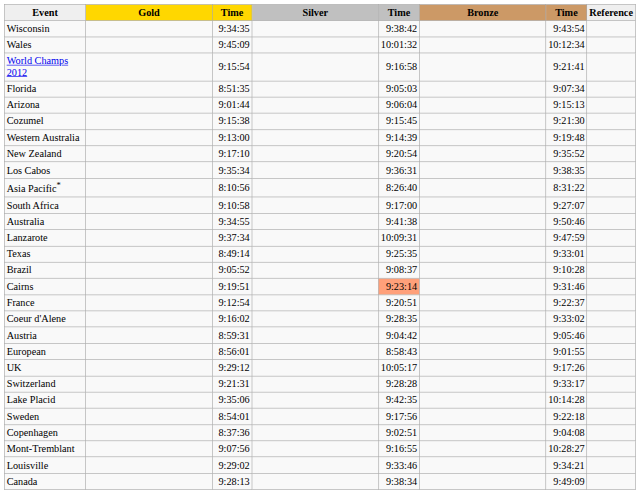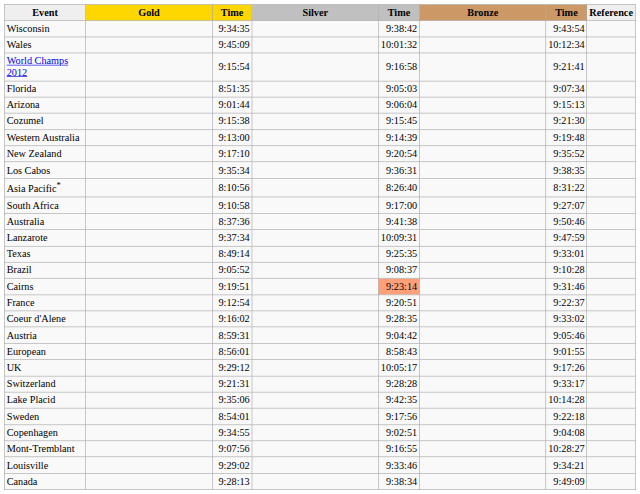(234, 221) 9:34:55 -> (234, 221) 8:37:36
(234, 432) 8:37:36 -> (234, 432) 9:34:55
